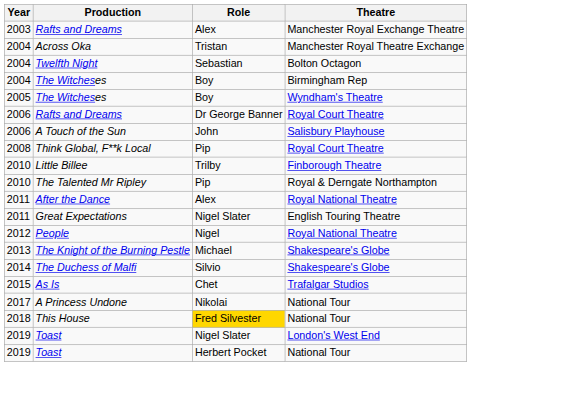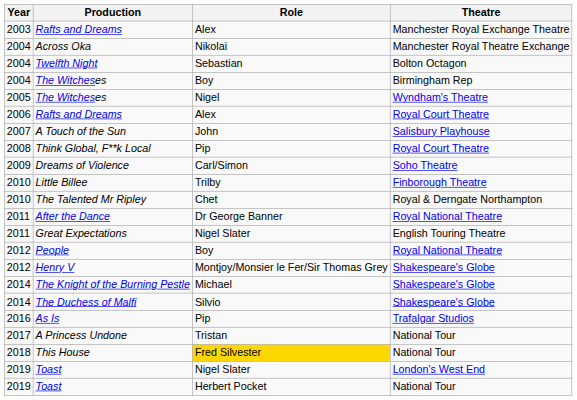(211, 47) Tristan -> (211, 47) Nikolai
(204, 98) Boy -> (207, 98) Nigel
(239, 115) Dr George Banner -> (205, 115) Alex
(19, 132) 2006 -> (19, 132) 2007
+ row: (82, 166)
(203, 183) Pip -> (206, 200) Chet
(205, 200) Alex -> (239, 217) Dr George Banner
(207, 234) Nigel -> (204, 251) Boy
+ row: (55, 268)
(19, 251) 2013 -> (19, 285) 2014
(19, 285) 2015 -> (19, 319) 2016
(206, 285) Chet -> (203, 319) Pip
(211, 302) Nikolai -> (211, 336) Tristan
